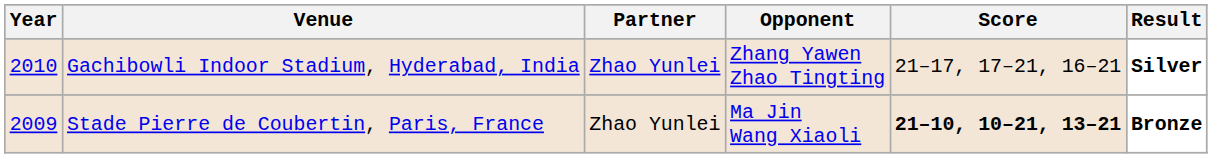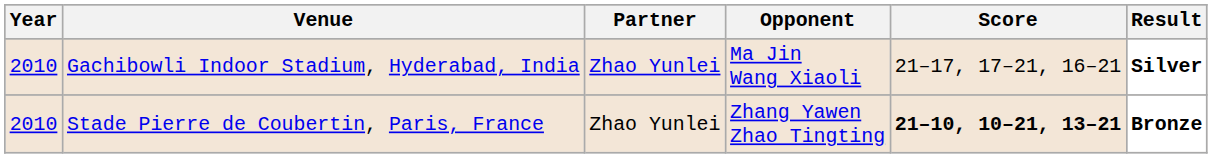(808, 67) Zhang Yawen Zhao Tingting -> (796, 67) Ma Jin Wang Xiaoli
(34, 124) 2009 -> (34, 124) 2010
(796, 124) Ma Jin Wang Xiaoli -> (808, 124) Zhang Yawen Zhao Tingting
